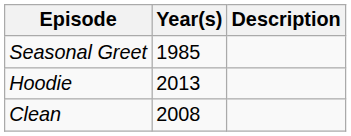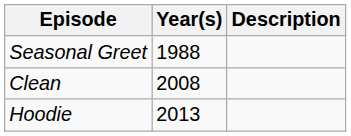(178, 51) 1985 -> (178, 51) 1988
rows swapped: (35, 114) <-> (41, 83)
